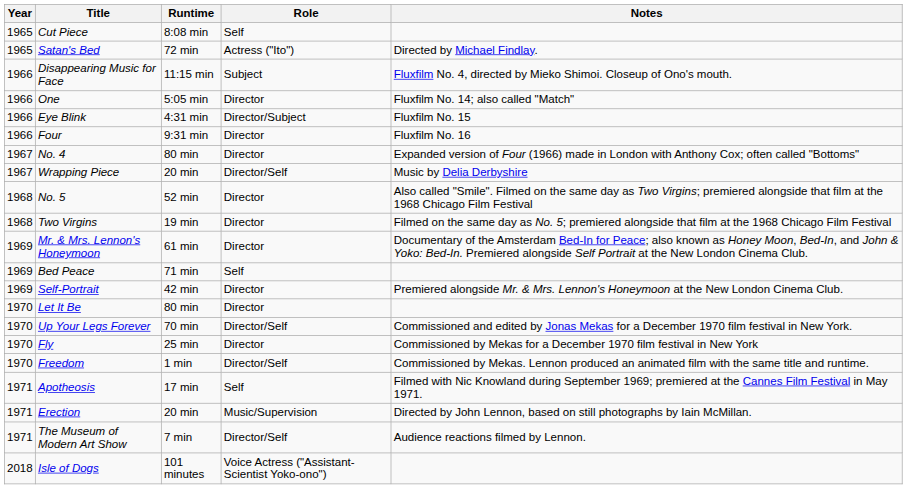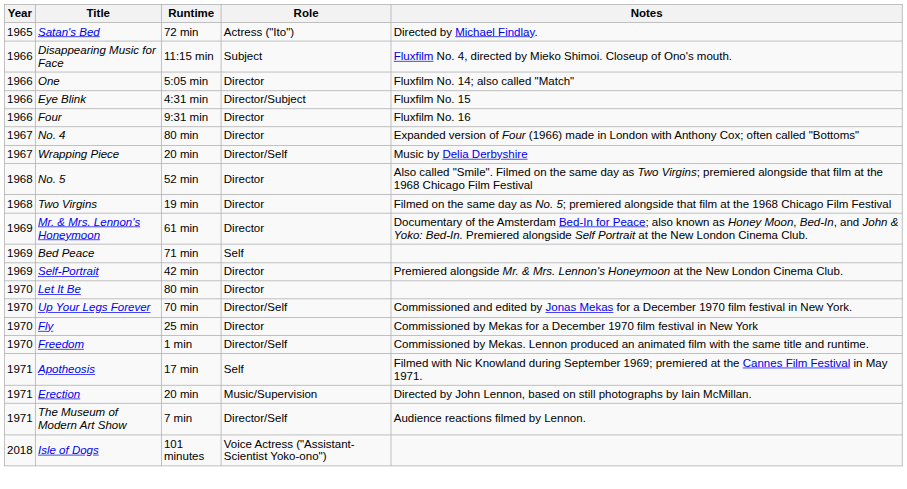- row: (63, 31)
